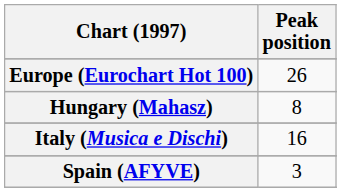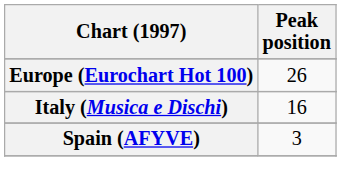- row: (131, 107)
